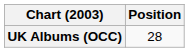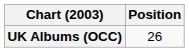(155, 36) 28 -> (155, 36) 26
